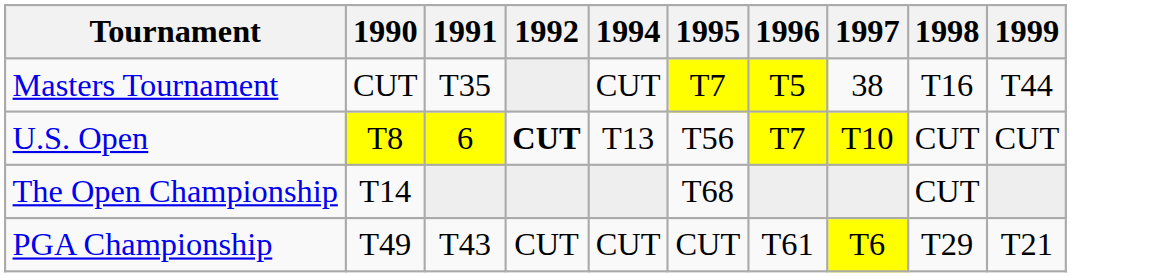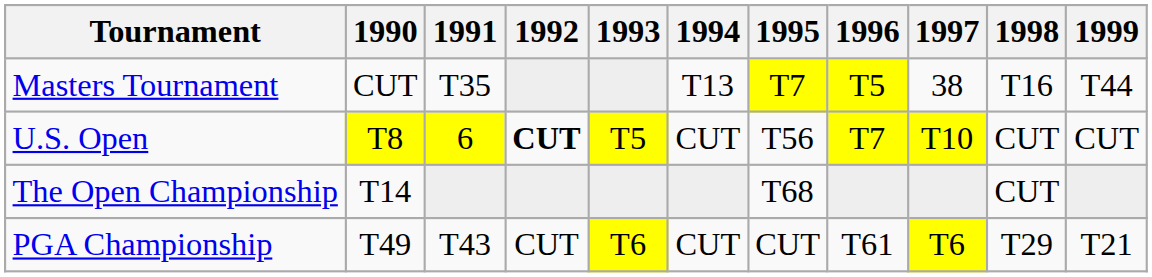+ column: (628, 31)
(628, 84) CUT -> (708, 84) T13
(628, 138) T13 -> (708, 138) CUT
